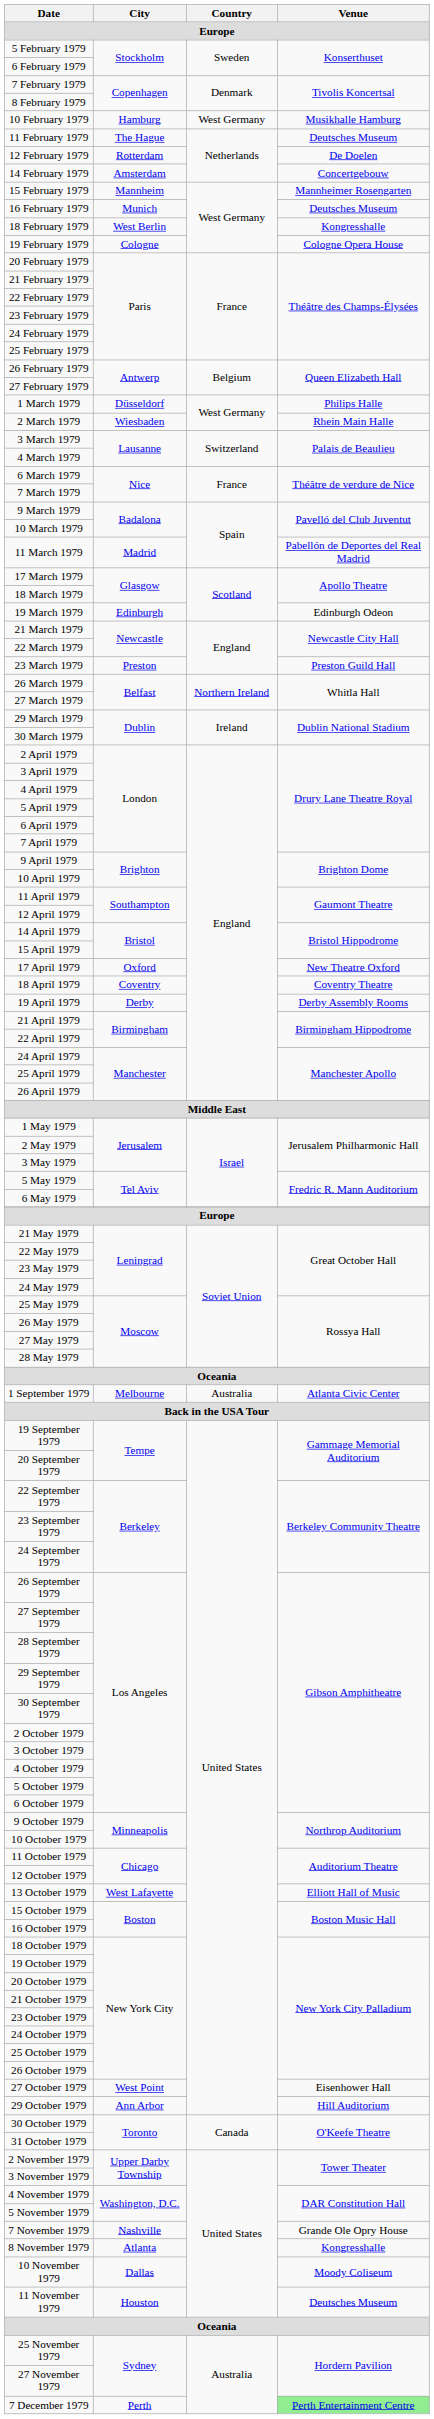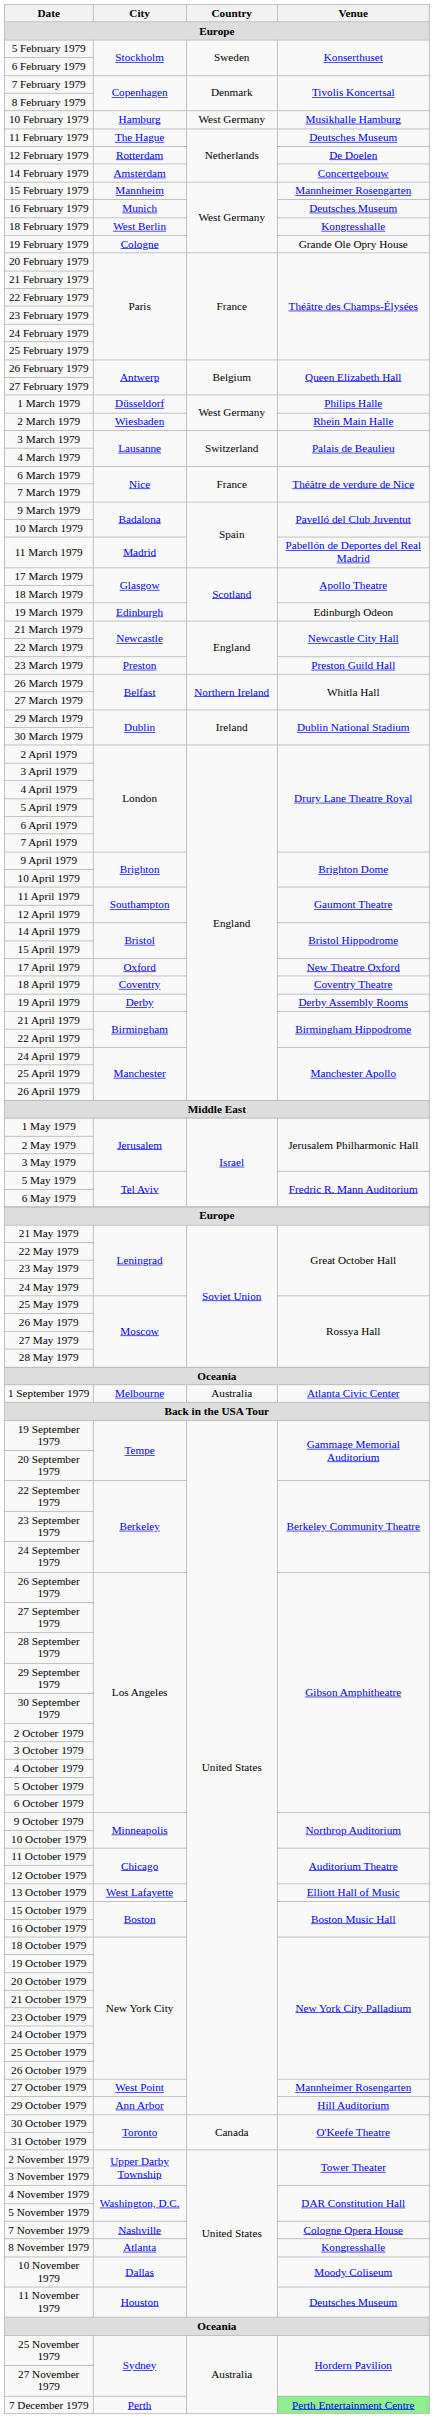(353, 244) Cologne Opera House -> (353, 244) Grande Ole Opry House
(353, 2088) Eisenhower Hall -> (353, 2088) Mannheimer Rosengarten
(353, 2230) Grande Ole Opry House -> (353, 2230) Cologne Opera House
